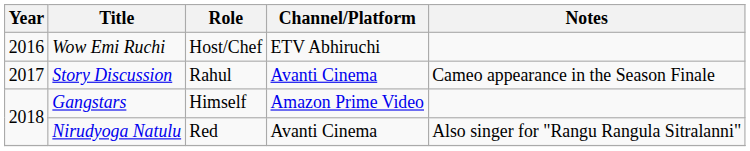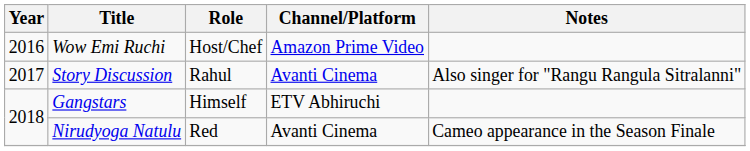(325, 46) ETV Abhiruchi -> (347, 46) Amazon Prime Video
(573, 74) Cameo appearance in the Season Finale -> (587, 74) Also singer for "Rangu Rangula Sitralanni"
(347, 103) Amazon Prime Video -> (325, 103) ETV Abhiruchi
(587, 131) Also singer for "Rangu Rangula Sitralanni" -> (573, 131) Cameo appearance in the Season Finale
